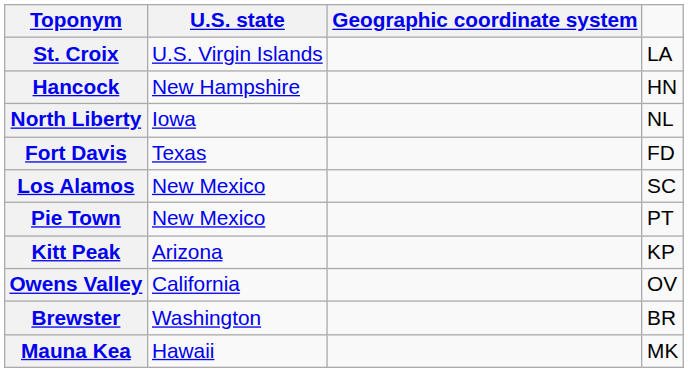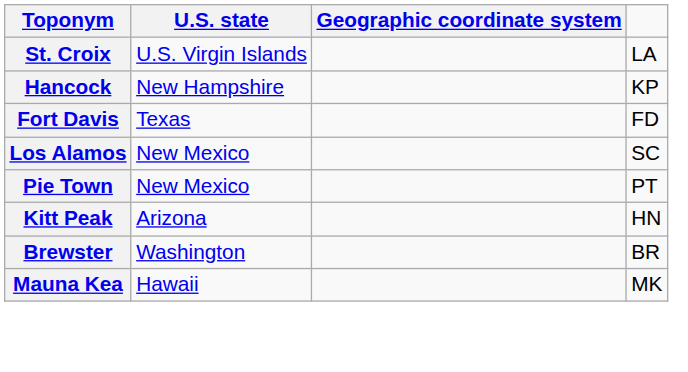(662, 86) HN -> (645, 86) KP
- row: (76, 119)
(661, 251) KP -> (646, 218) HN
- row: (76, 284)
